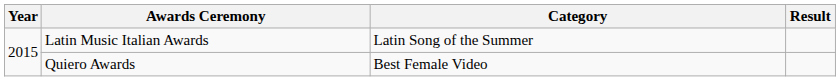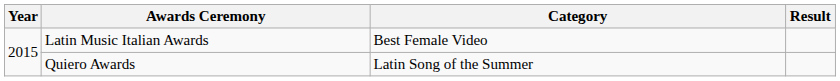(453, 40) Latin Song of the Summer -> (431, 40) Best Female Video
(431, 64) Best Female Video -> (453, 64) Latin Song of the Summer
